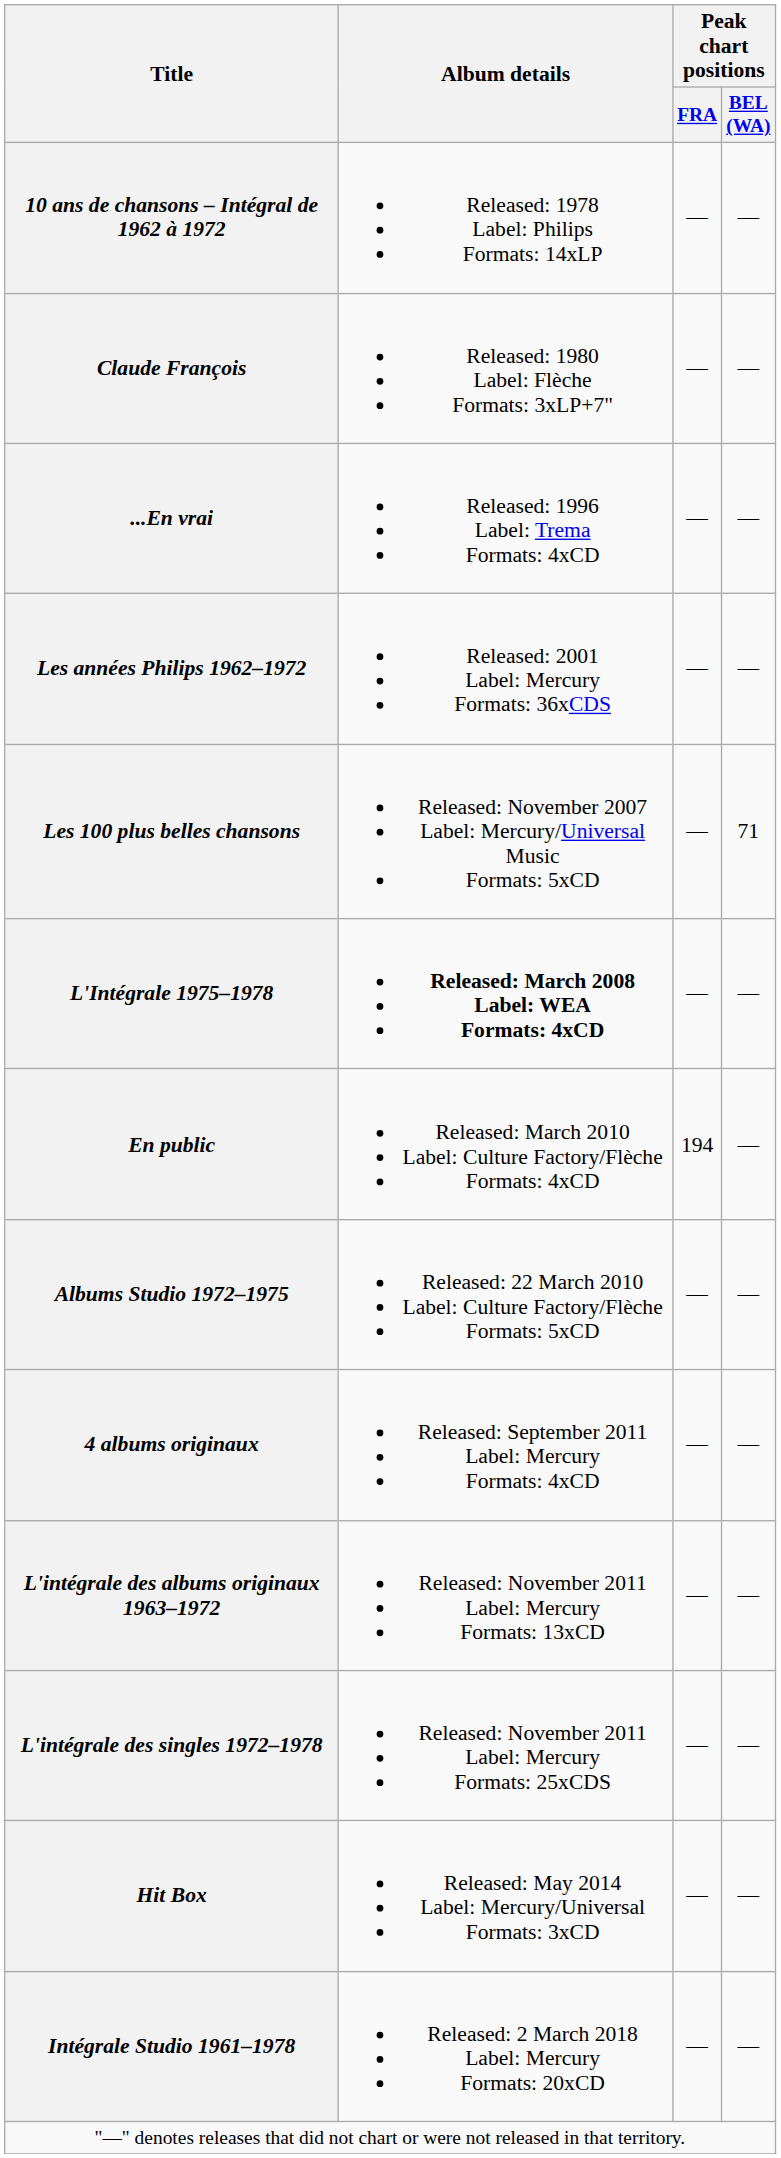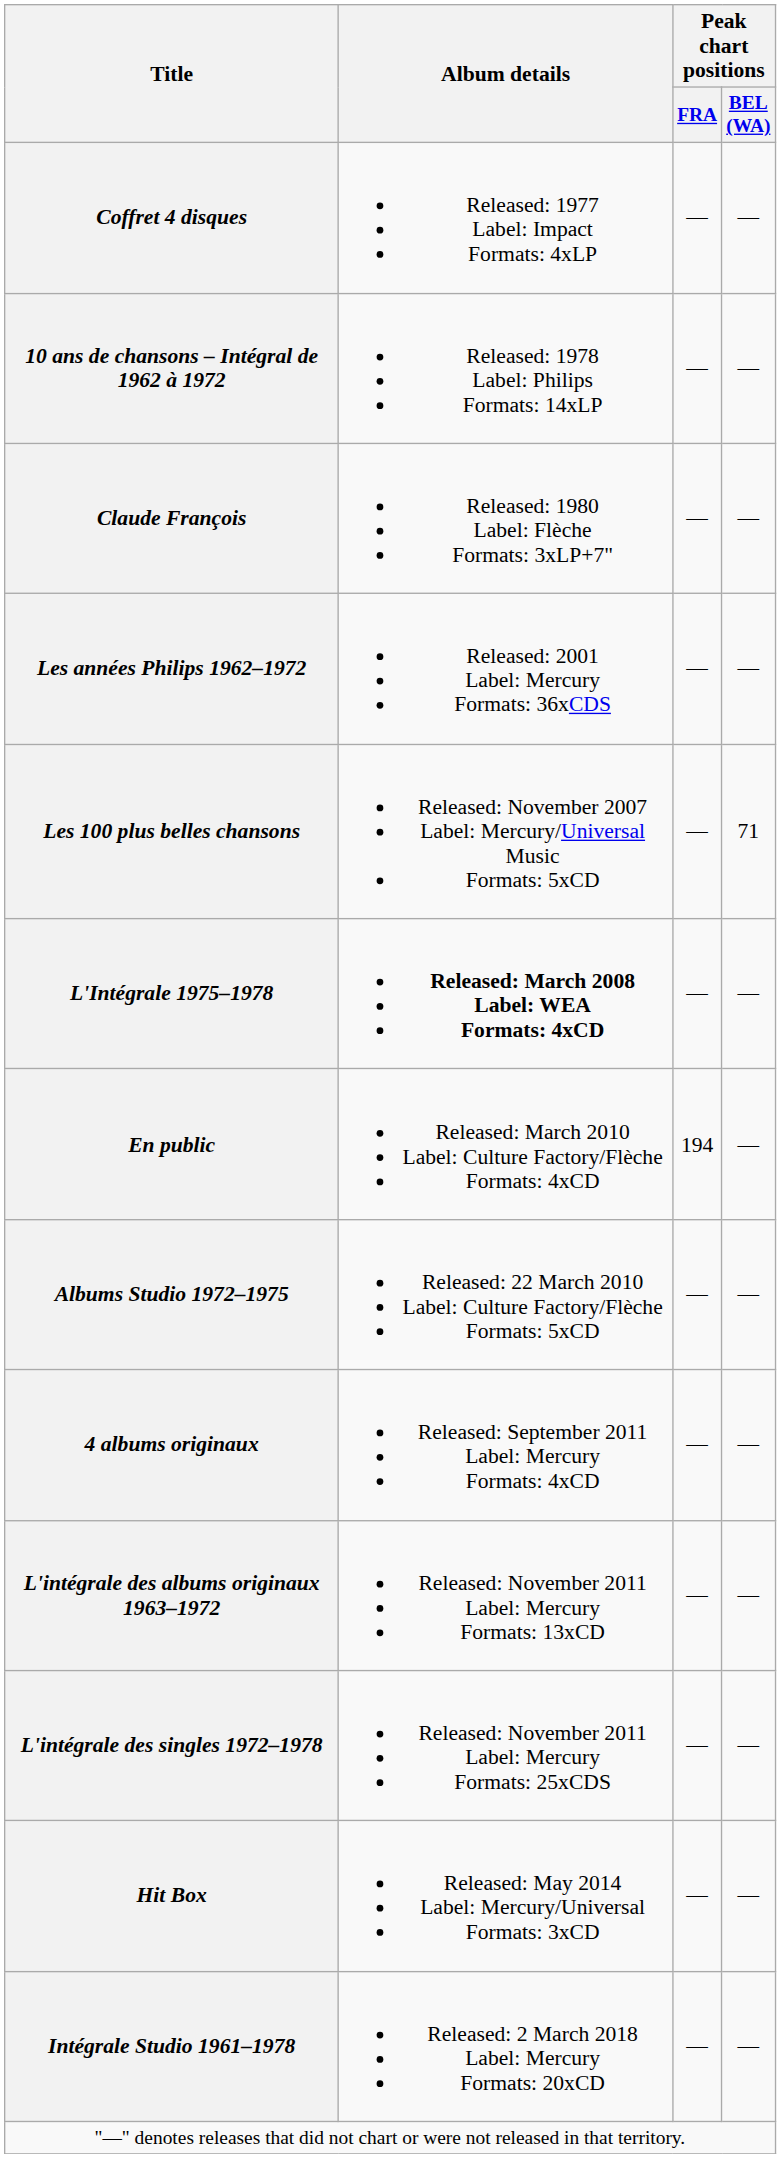+ row: (172, 217)
- row: (172, 518)
